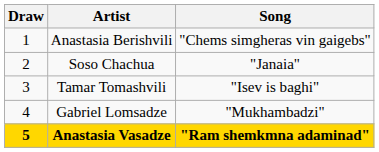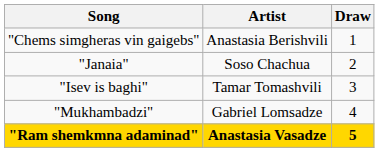columns swapped: (26, 16) <-> (275, 16)
